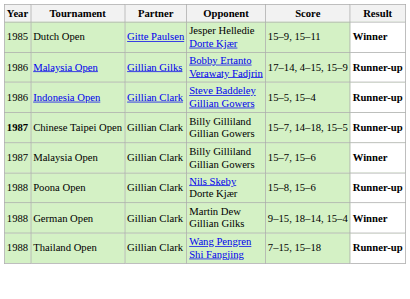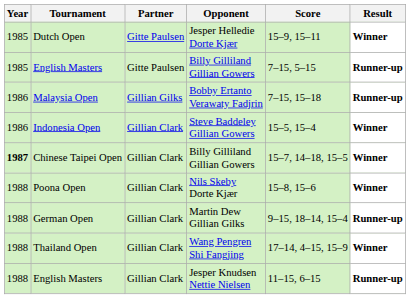+ row: (68, 67)
(308, 67) 17–14, 4–15, 15–9 -> (294, 97) 7–15, 15–18
(378, 97) Runner-up -> (370, 128) Winner
(378, 128) Runner-up -> (370, 158) Winner
- row: (66, 158)
(378, 188) Runner-up -> (370, 188) Winner
(370, 218) Winner -> (378, 218) Runner-up
(294, 248) 7–15, 15–18 -> (308, 248) 17–14, 4–15, 15–9
(378, 248) Runner-up -> (370, 248) Winner
+ row: (68, 278)
